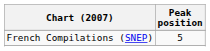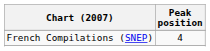(180, 38) 5 -> (180, 38) 4
